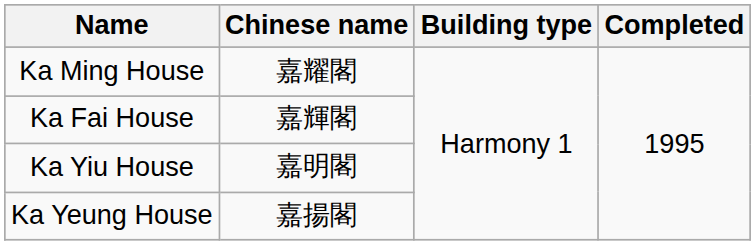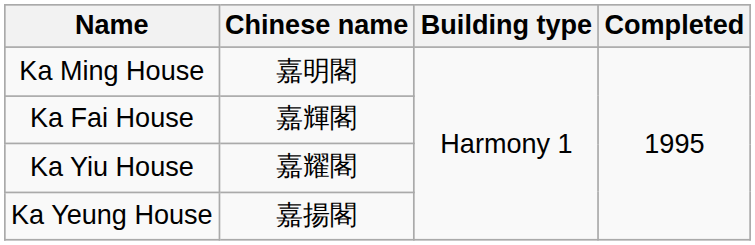(317, 70) 嘉耀閣 -> (317, 70) 嘉明閣
(317, 166) 嘉明閣 -> (317, 166) 嘉耀閣
